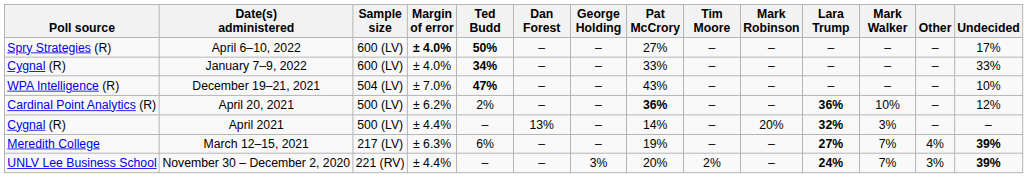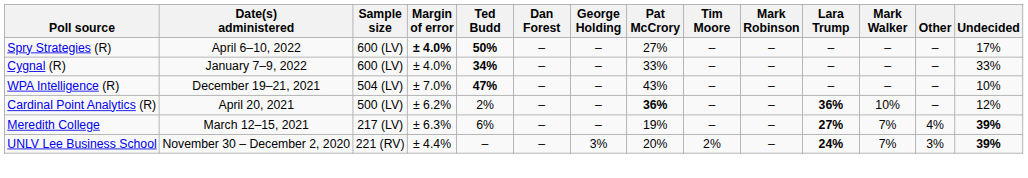- row: (256, 125)
